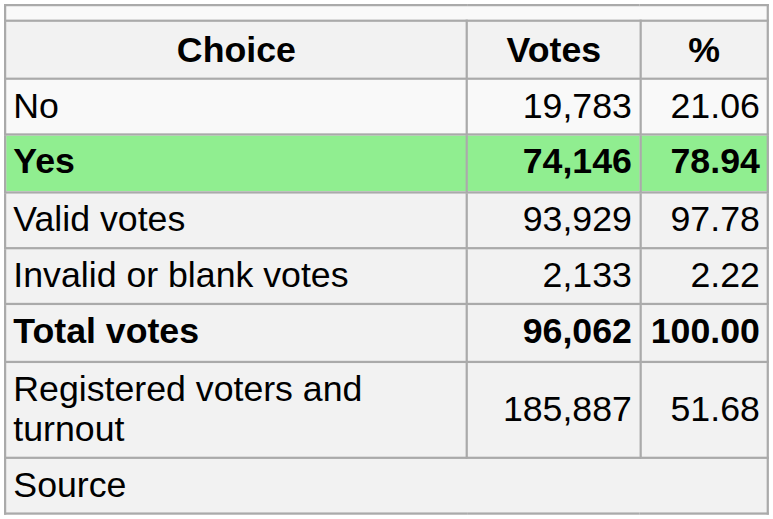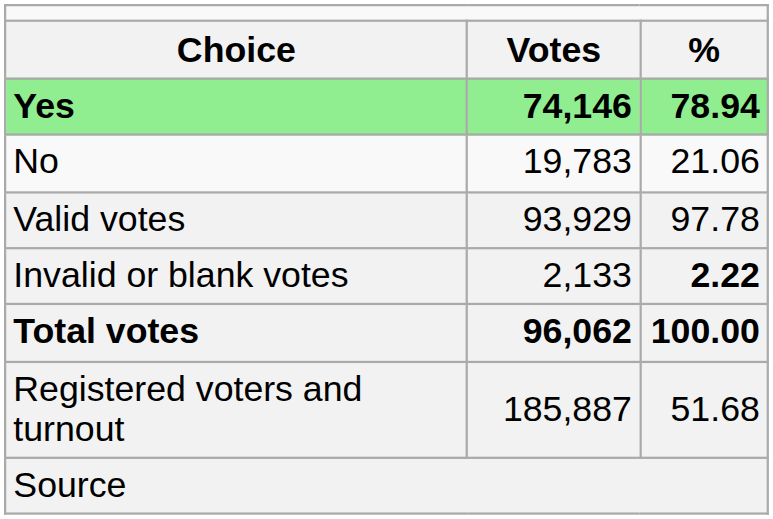rows swapped: (44, 162) <-> (36, 105)
(725, 275) normal -> (725, 275) bold
